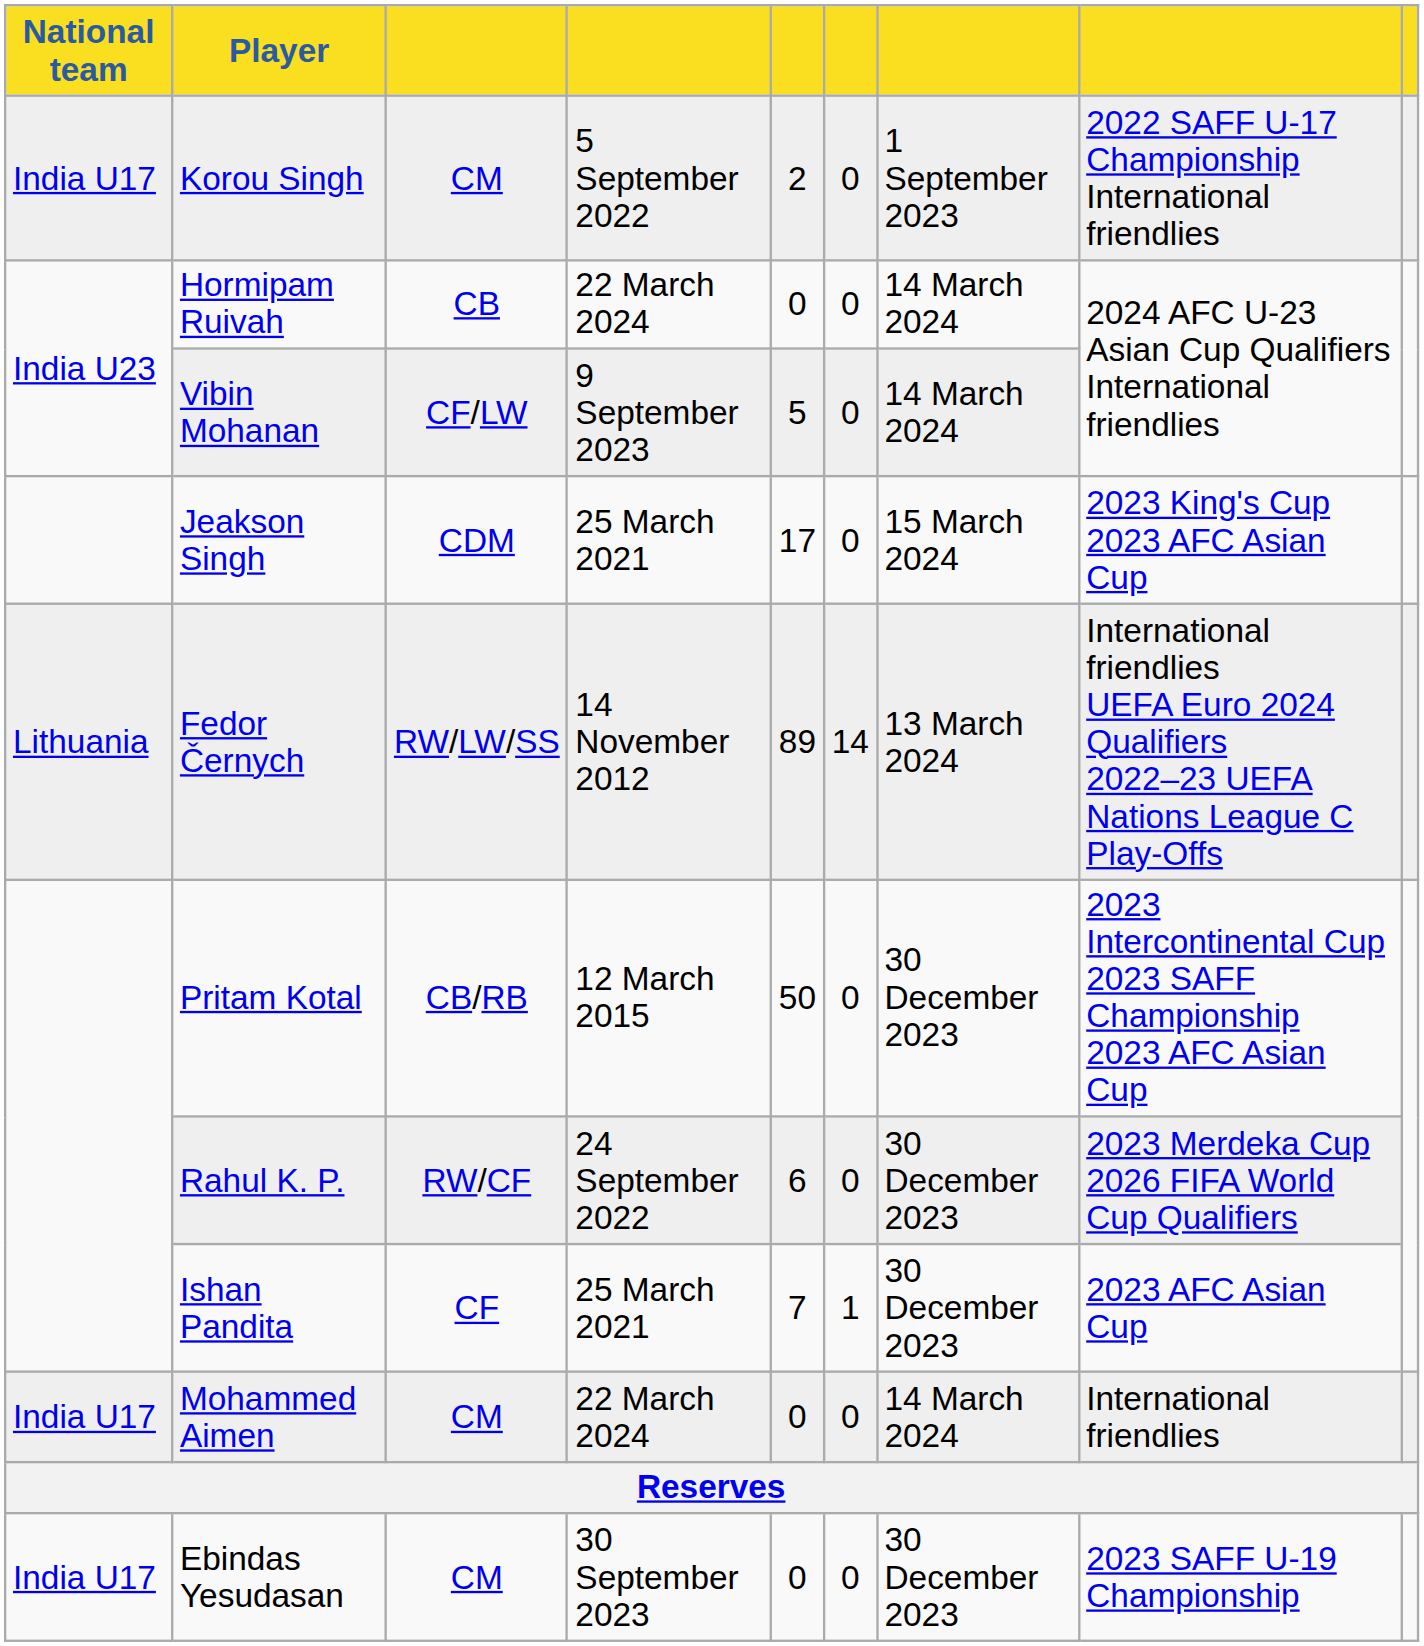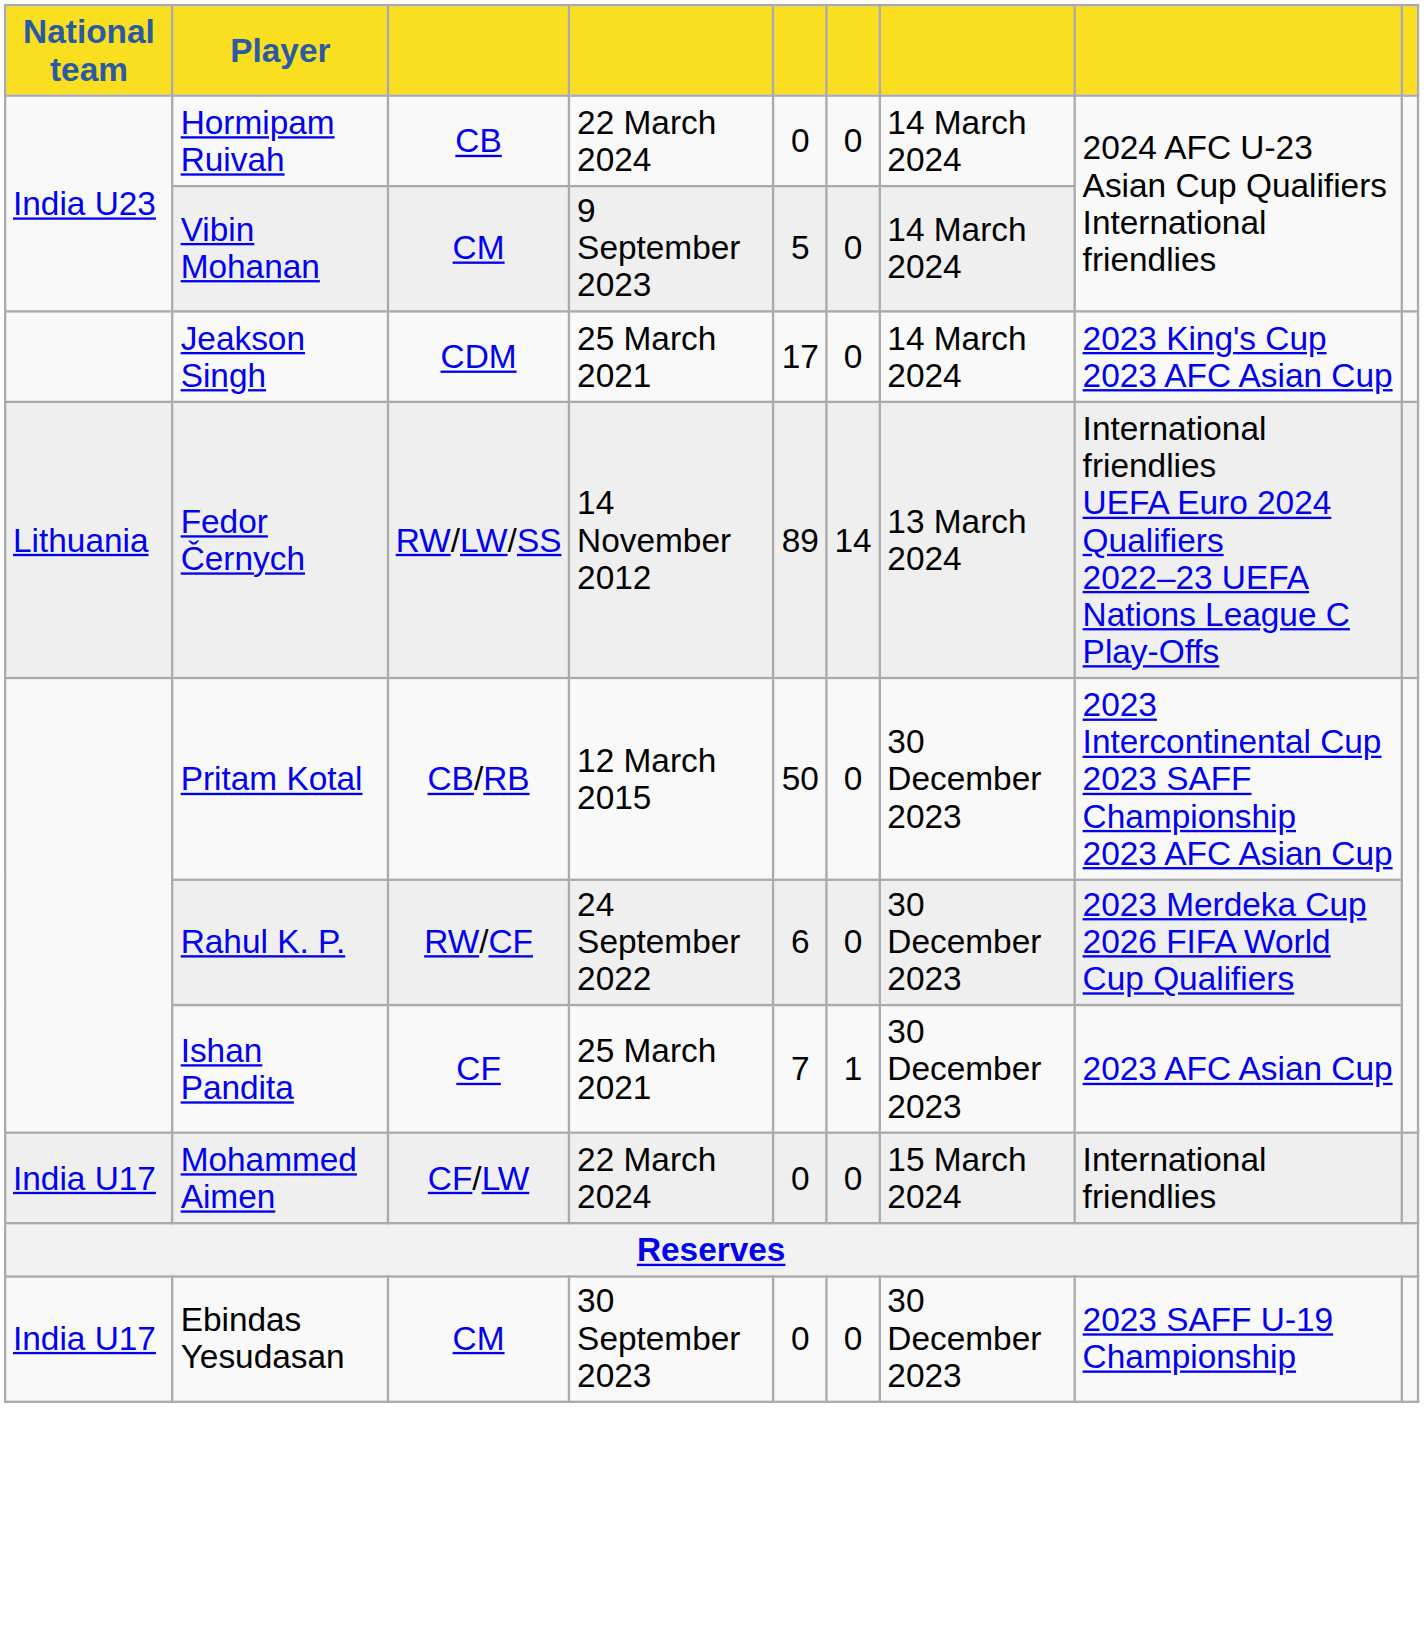- row: (272, 178)
(477, 413) CF/LW -> (479, 249) CM
(954, 540) 15 March 2024 -> (957, 357) 14 March 2024
(477, 1416) CM -> (479, 1178) CF/LW
(954, 1416) 14 March 2024 -> (957, 1178) 15 March 2024
